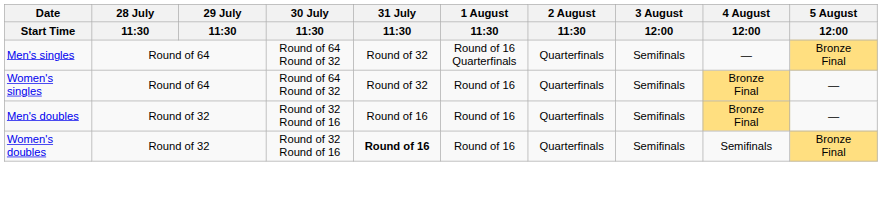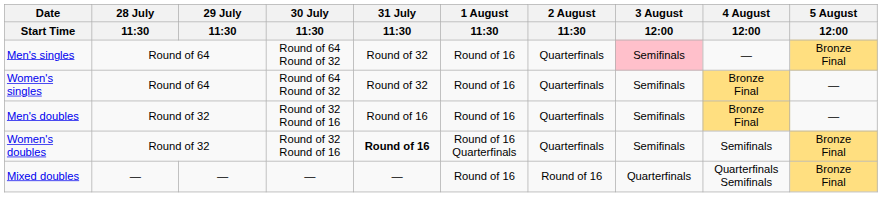(484, 55) Round of 16 Quarterfinals -> (484, 55) Round of 16
(659, 55) no background -> (659, 55) pink background
(484, 146) Round of 16 -> (484, 146) Round of 16 Quarterfinals
+ row: (43, 176)
